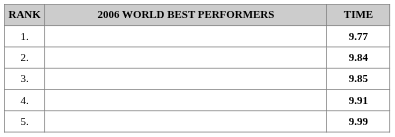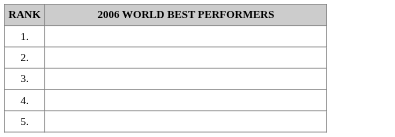- column: (358, 15)
